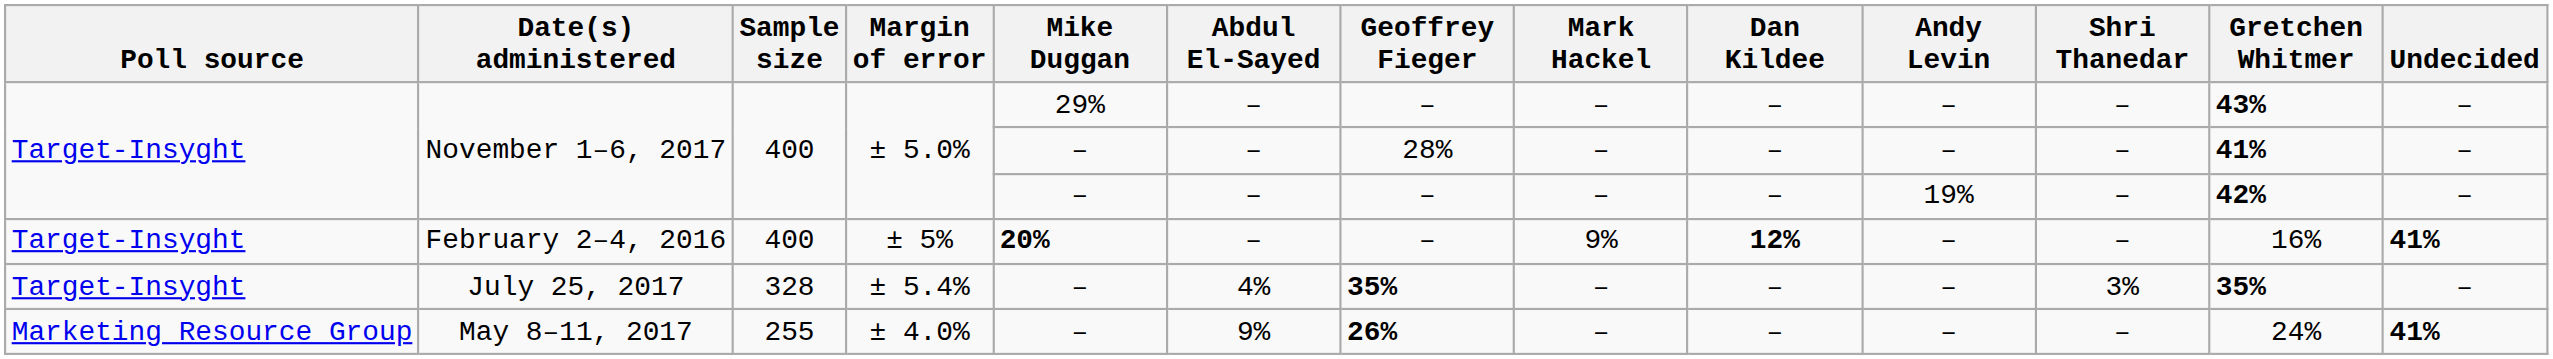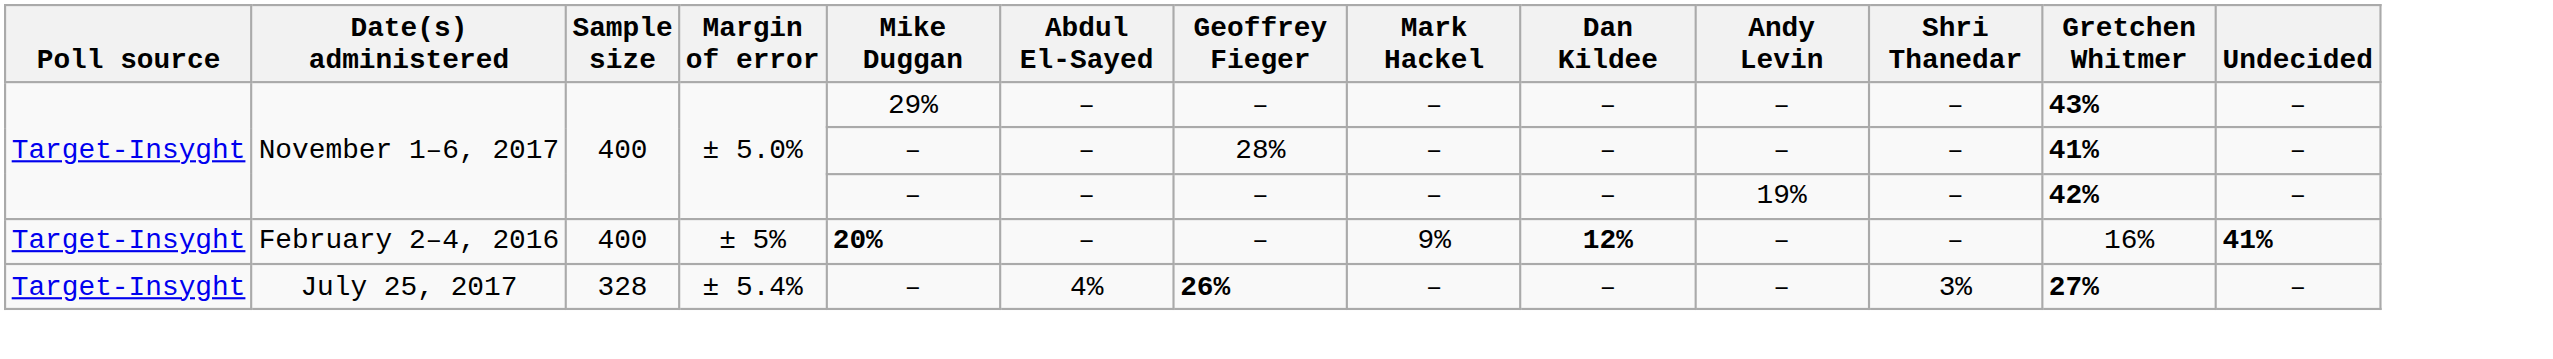(1372, 287) 35% -> (1205, 287) 26%
(2241, 287) 35% -> (2074, 287) 27%
- row: (576, 332)
